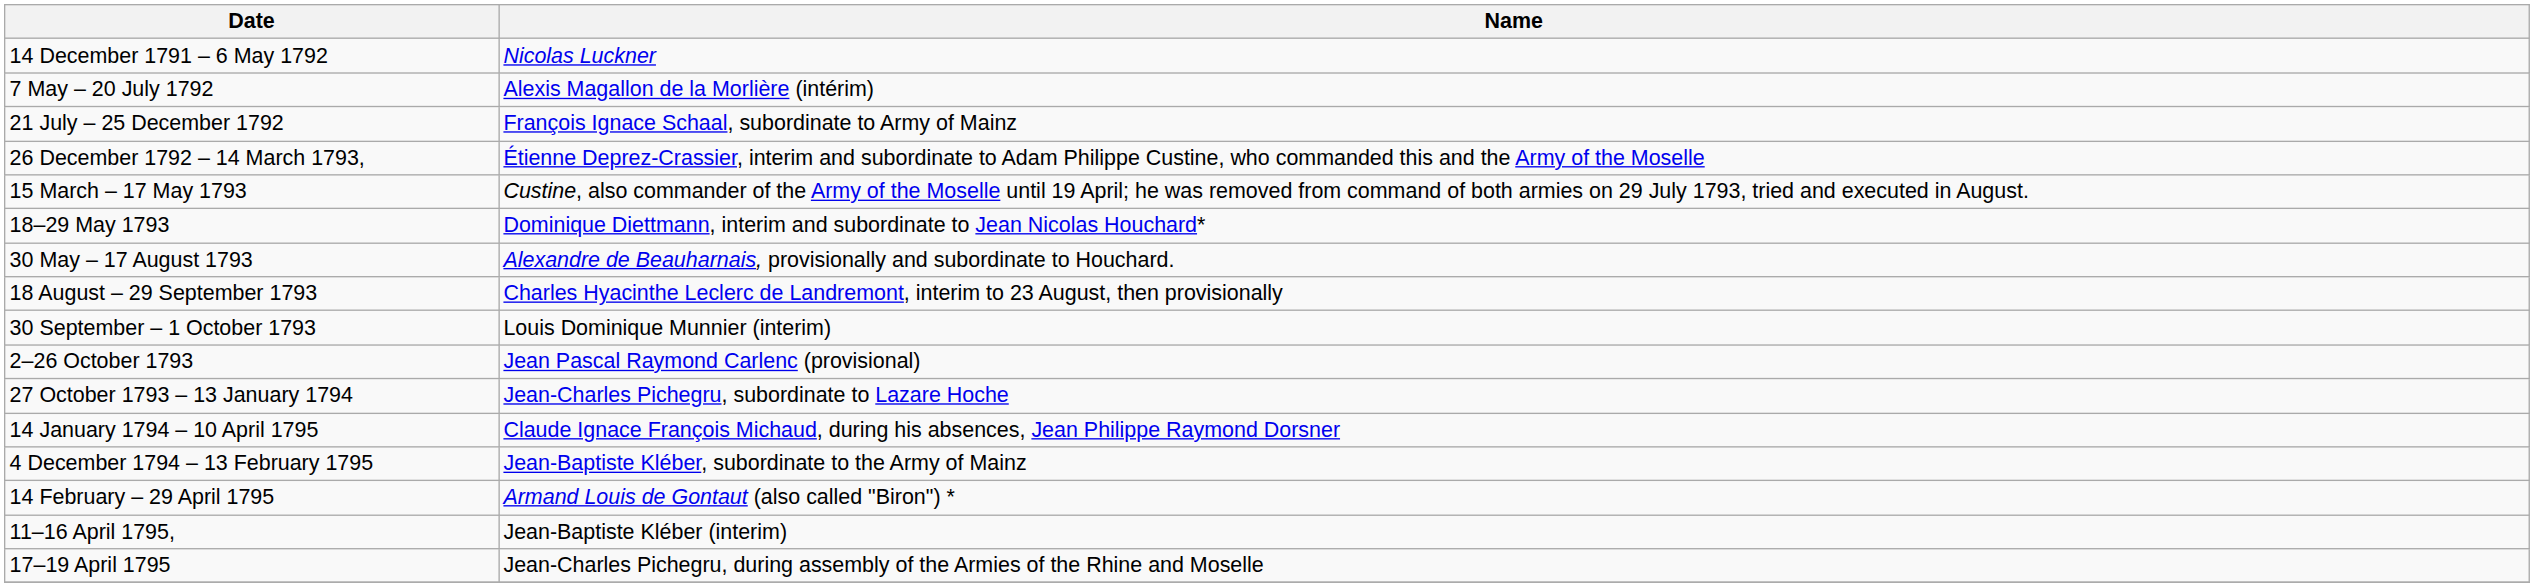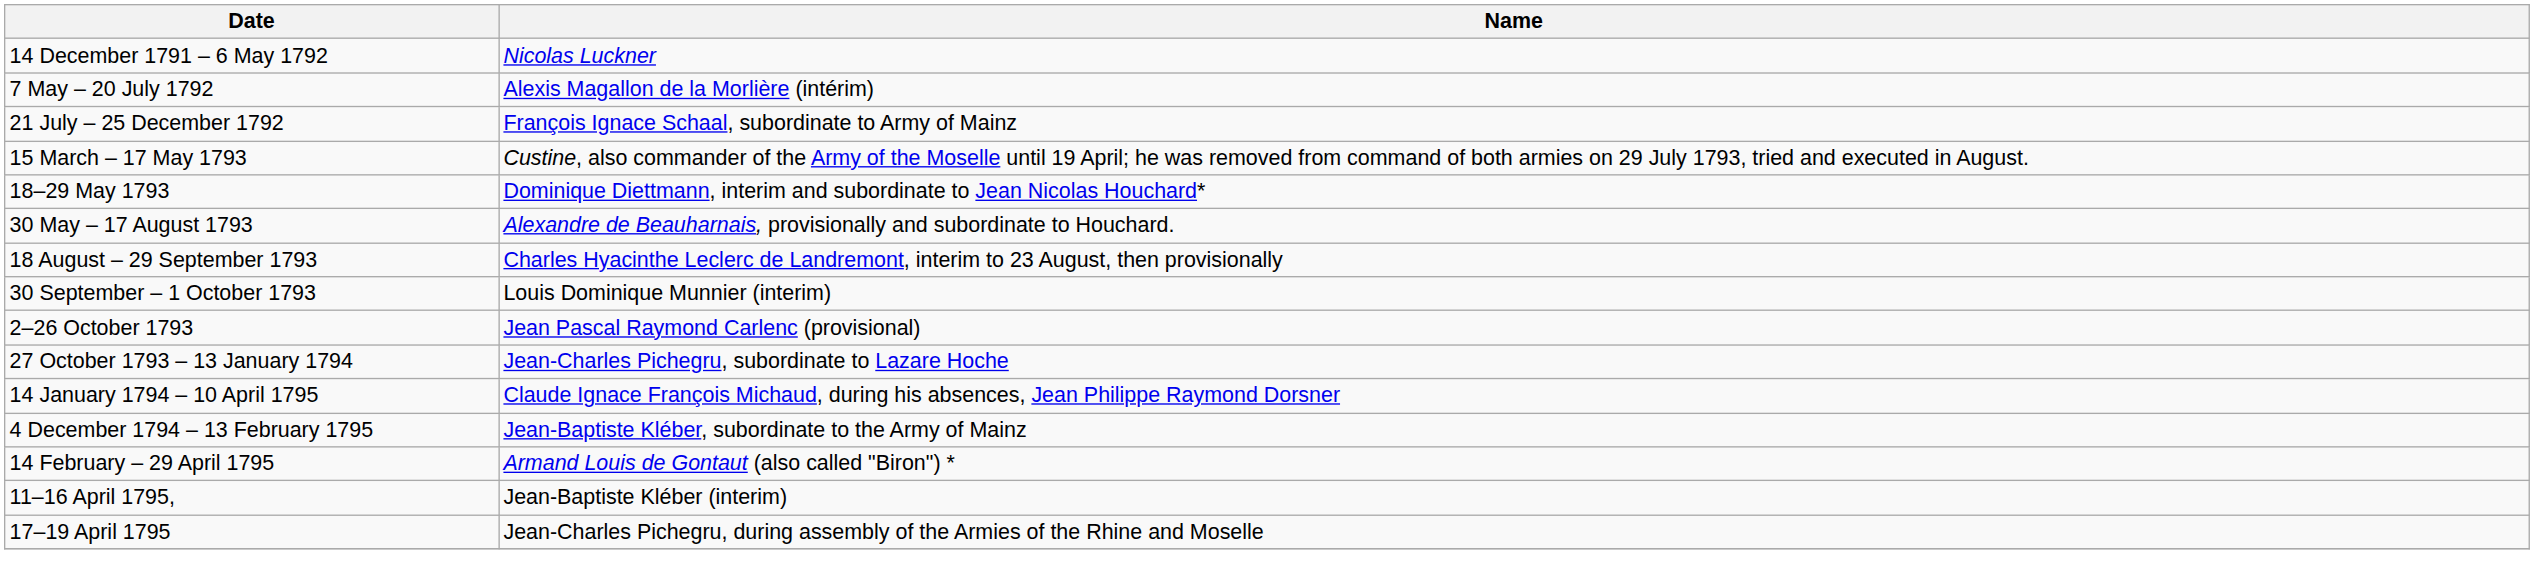- row: (187, 157)
